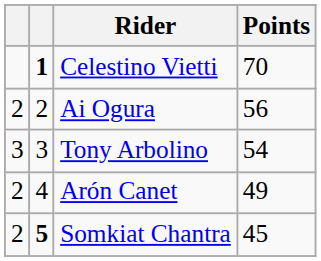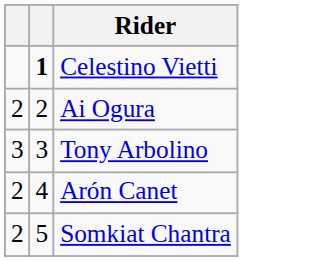- column: (277, 24)
(42, 233) bold -> (42, 233) normal
